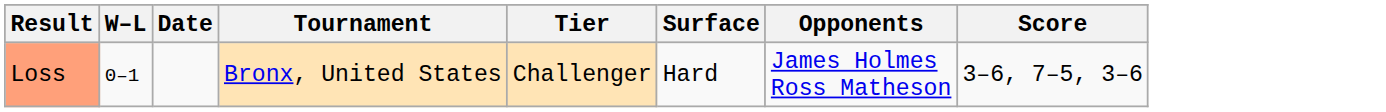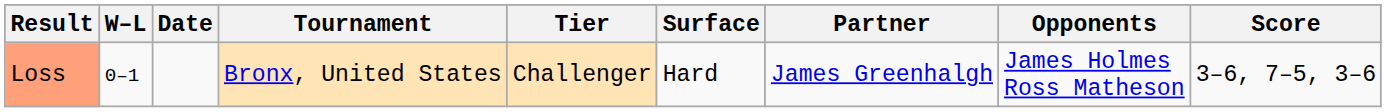+ column: (882, 24)
